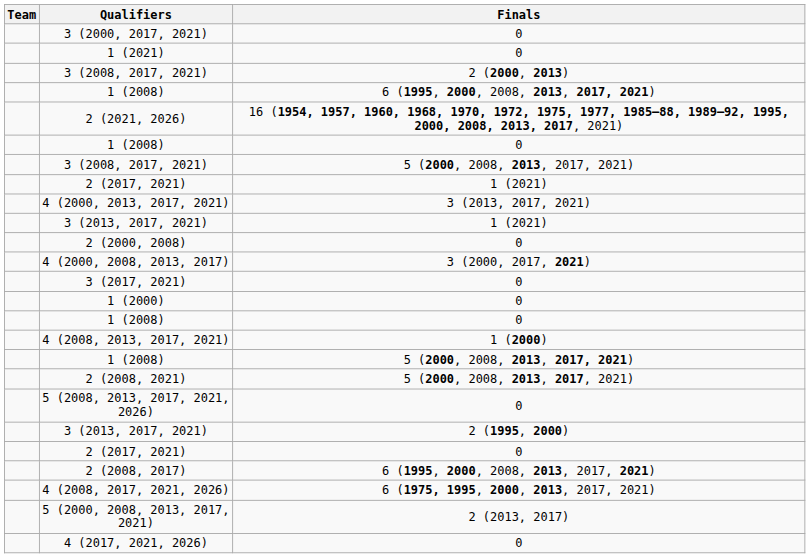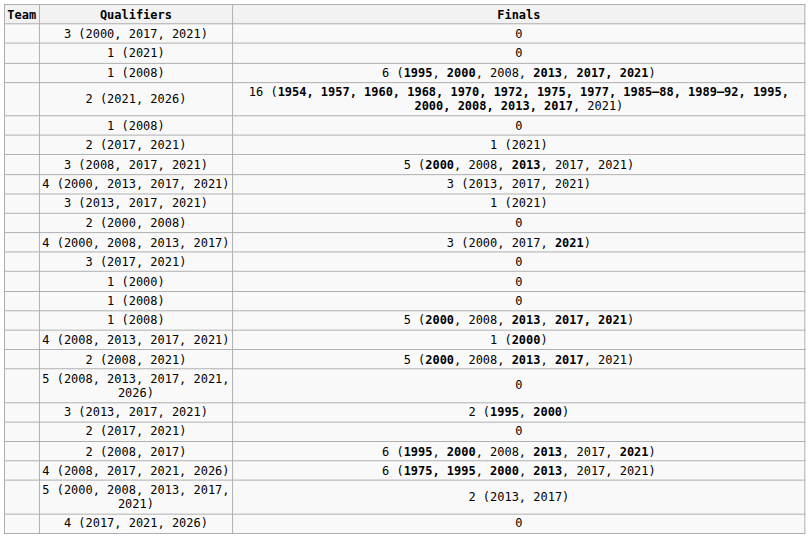- row: (136, 73)
rows swapped: (136, 184) <-> (136, 164)
rows swapped: (136, 340) <-> (136, 359)
